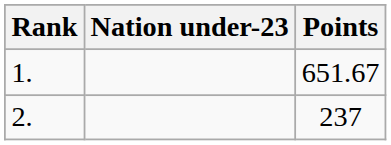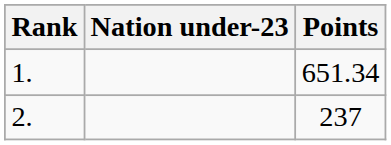(341, 71) 651.67 -> (341, 71) 651.34
